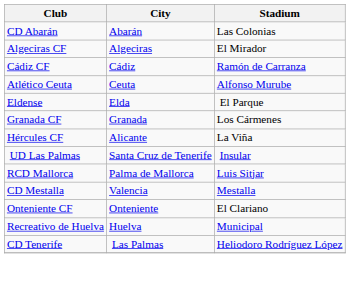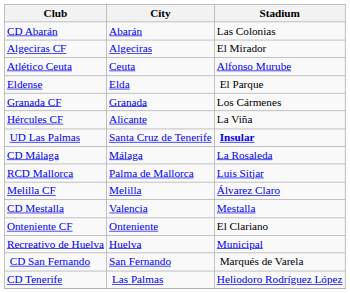- row: (28, 66)
(234, 155) normal -> (236, 137) bold
+ row: (33, 155)
+ row: (31, 191)
+ row: (48, 262)
